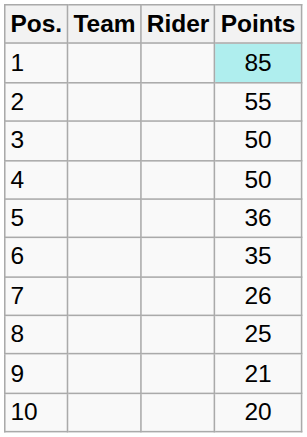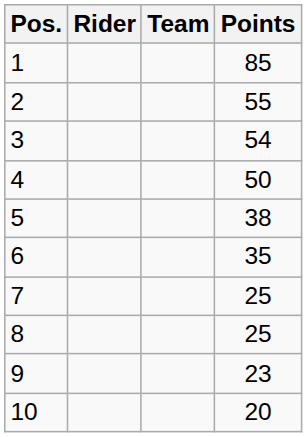columns swapped: (178, 23) <-> (104, 23)
(258, 62) paleturquoise background -> (258, 62) no background
(258, 140) 50 -> (258, 140) 54
(258, 218) 36 -> (258, 218) 38
(258, 295) 26 -> (258, 295) 25
(258, 373) 21 -> (258, 373) 23
